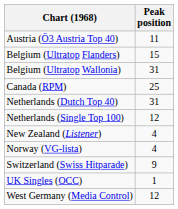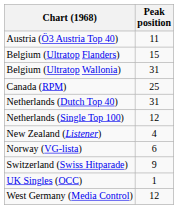(154, 149) 4 -> (154, 149) 6
